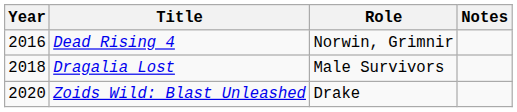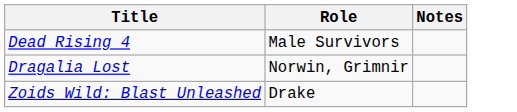- column: (27, 17)
(384, 43) Norwin, Grimnir -> (334, 43) Male Survivors
(379, 68) Male Survivors -> (339, 68) Norwin, Grimnir
